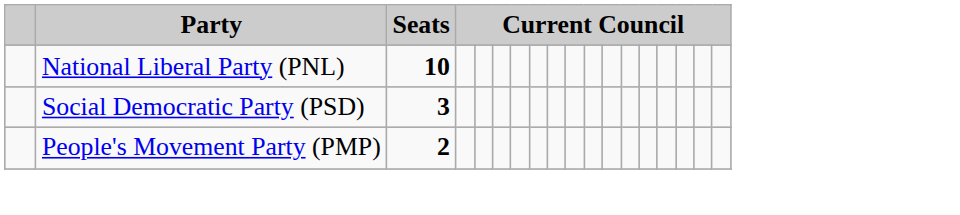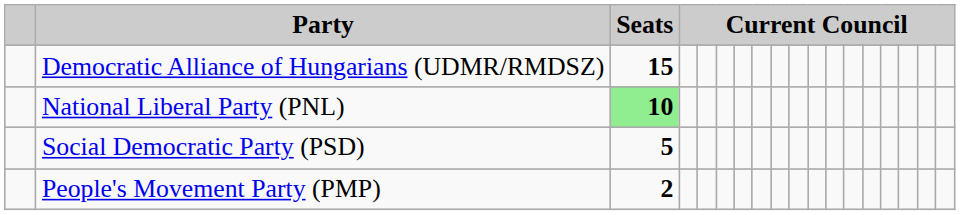+ row: (323, 65)
(437, 65) no background -> (661, 106) lightgreen background
(443, 106) 3 -> (667, 147) 5
